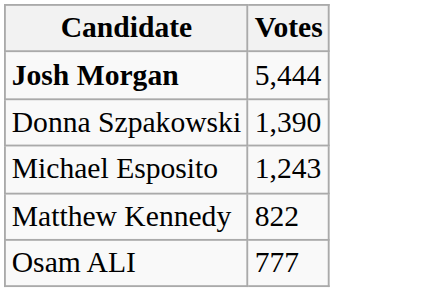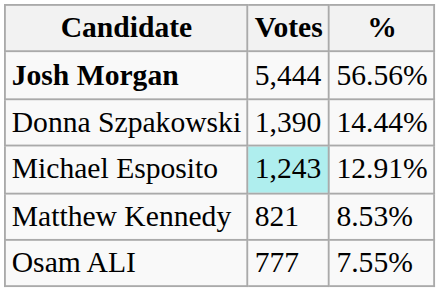+ column: (382, 27)
(288, 168) no background -> (288, 168) paleturquoise background
(277, 215) 822 -> (277, 215) 821
